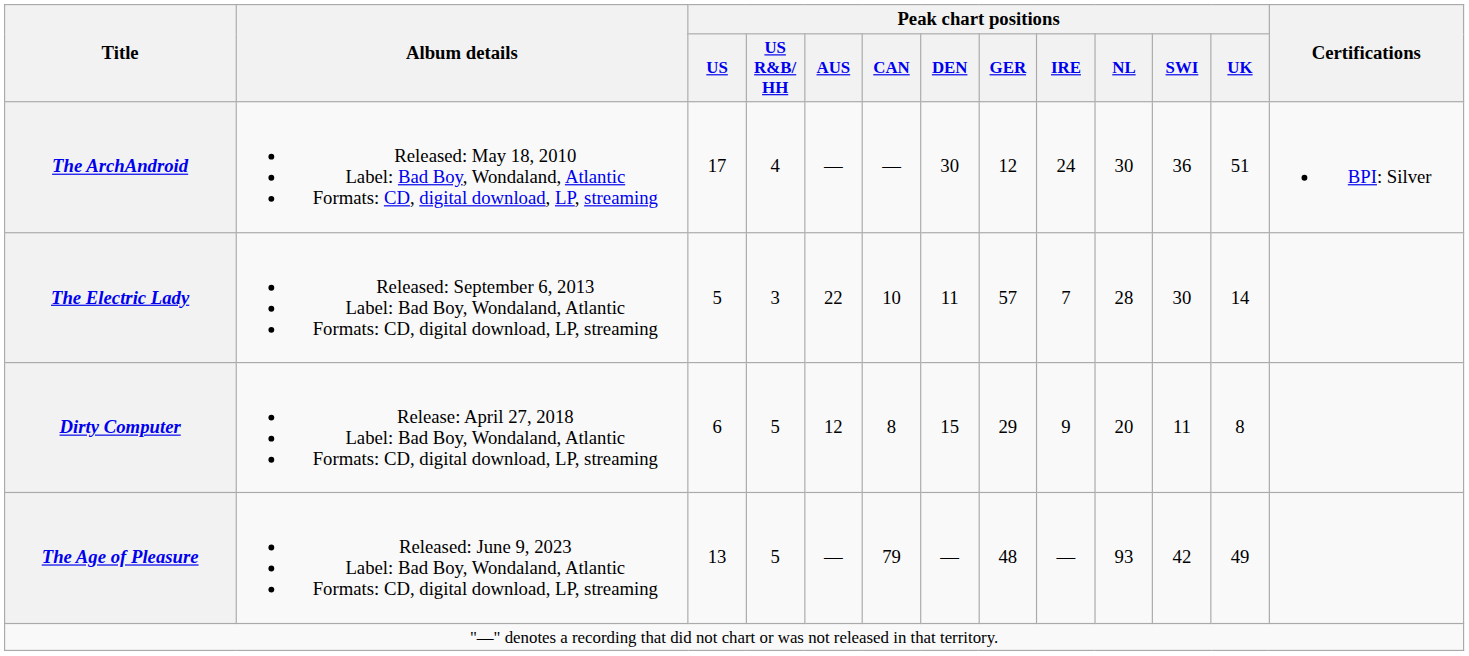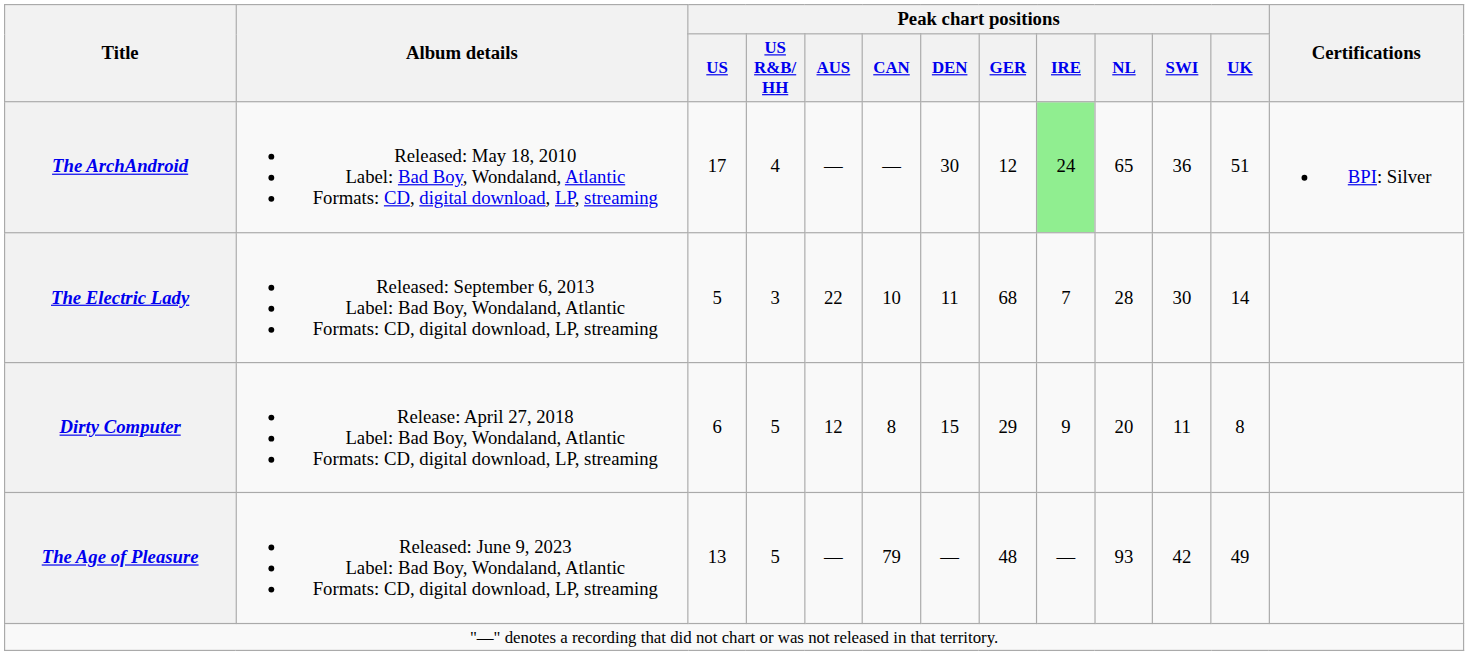(1066, 166) no background -> (1066, 166) lightgreen background
(1124, 166) 30 -> (1124, 166) 65
(1008, 297) 57 -> (1008, 297) 68
